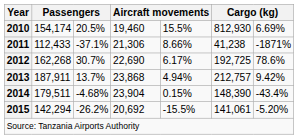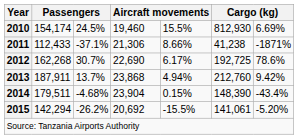(90, 28) 20.5% -> (90, 28) 24.5%
(232, 77) 212,757 -> (232, 77) 212,760
